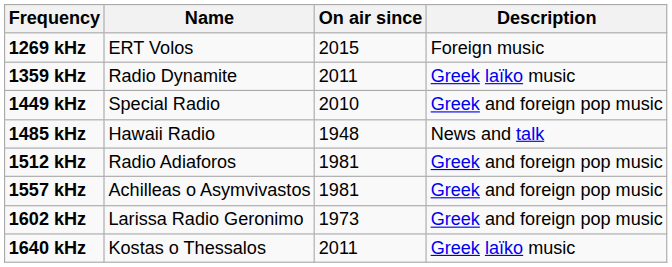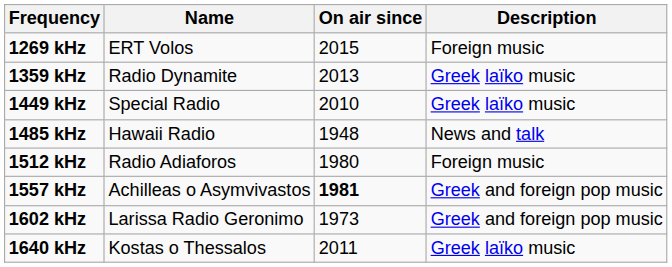(338, 76) 2011 -> (339, 76) 2013
(547, 104) Greek and foreign pop music -> (503, 104) Greek laïko music
(339, 162) 1981 -> (339, 162) 1980
(547, 162) Greek and foreign pop music -> (487, 162) Foreign music
(339, 190) normal -> (339, 190) bold
